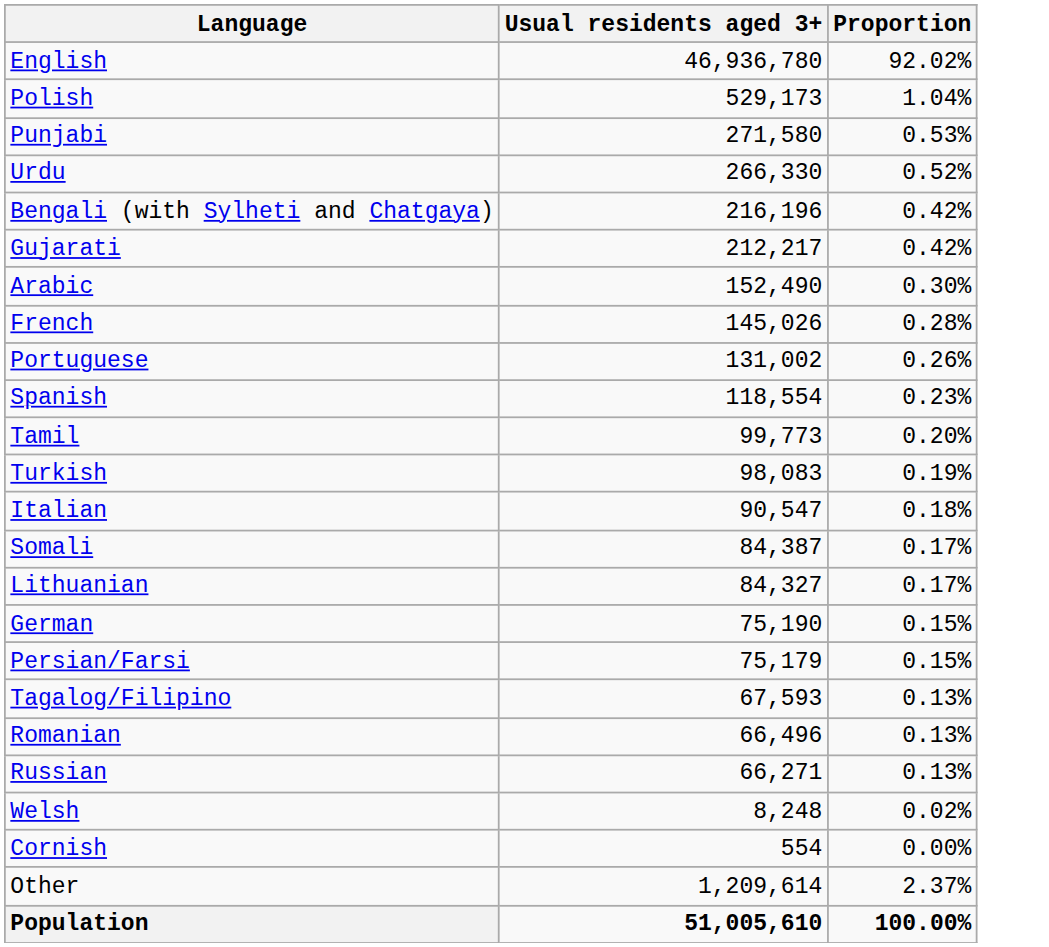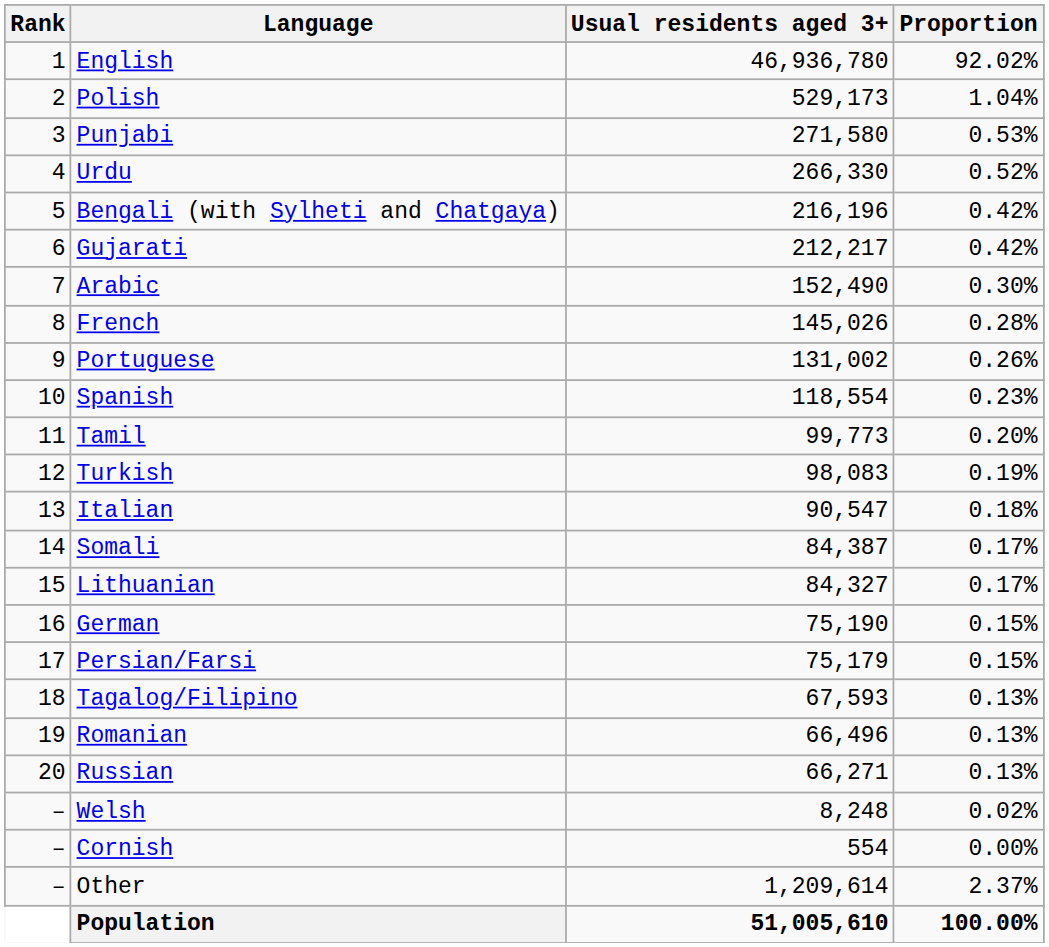+ column: (38, 24)
